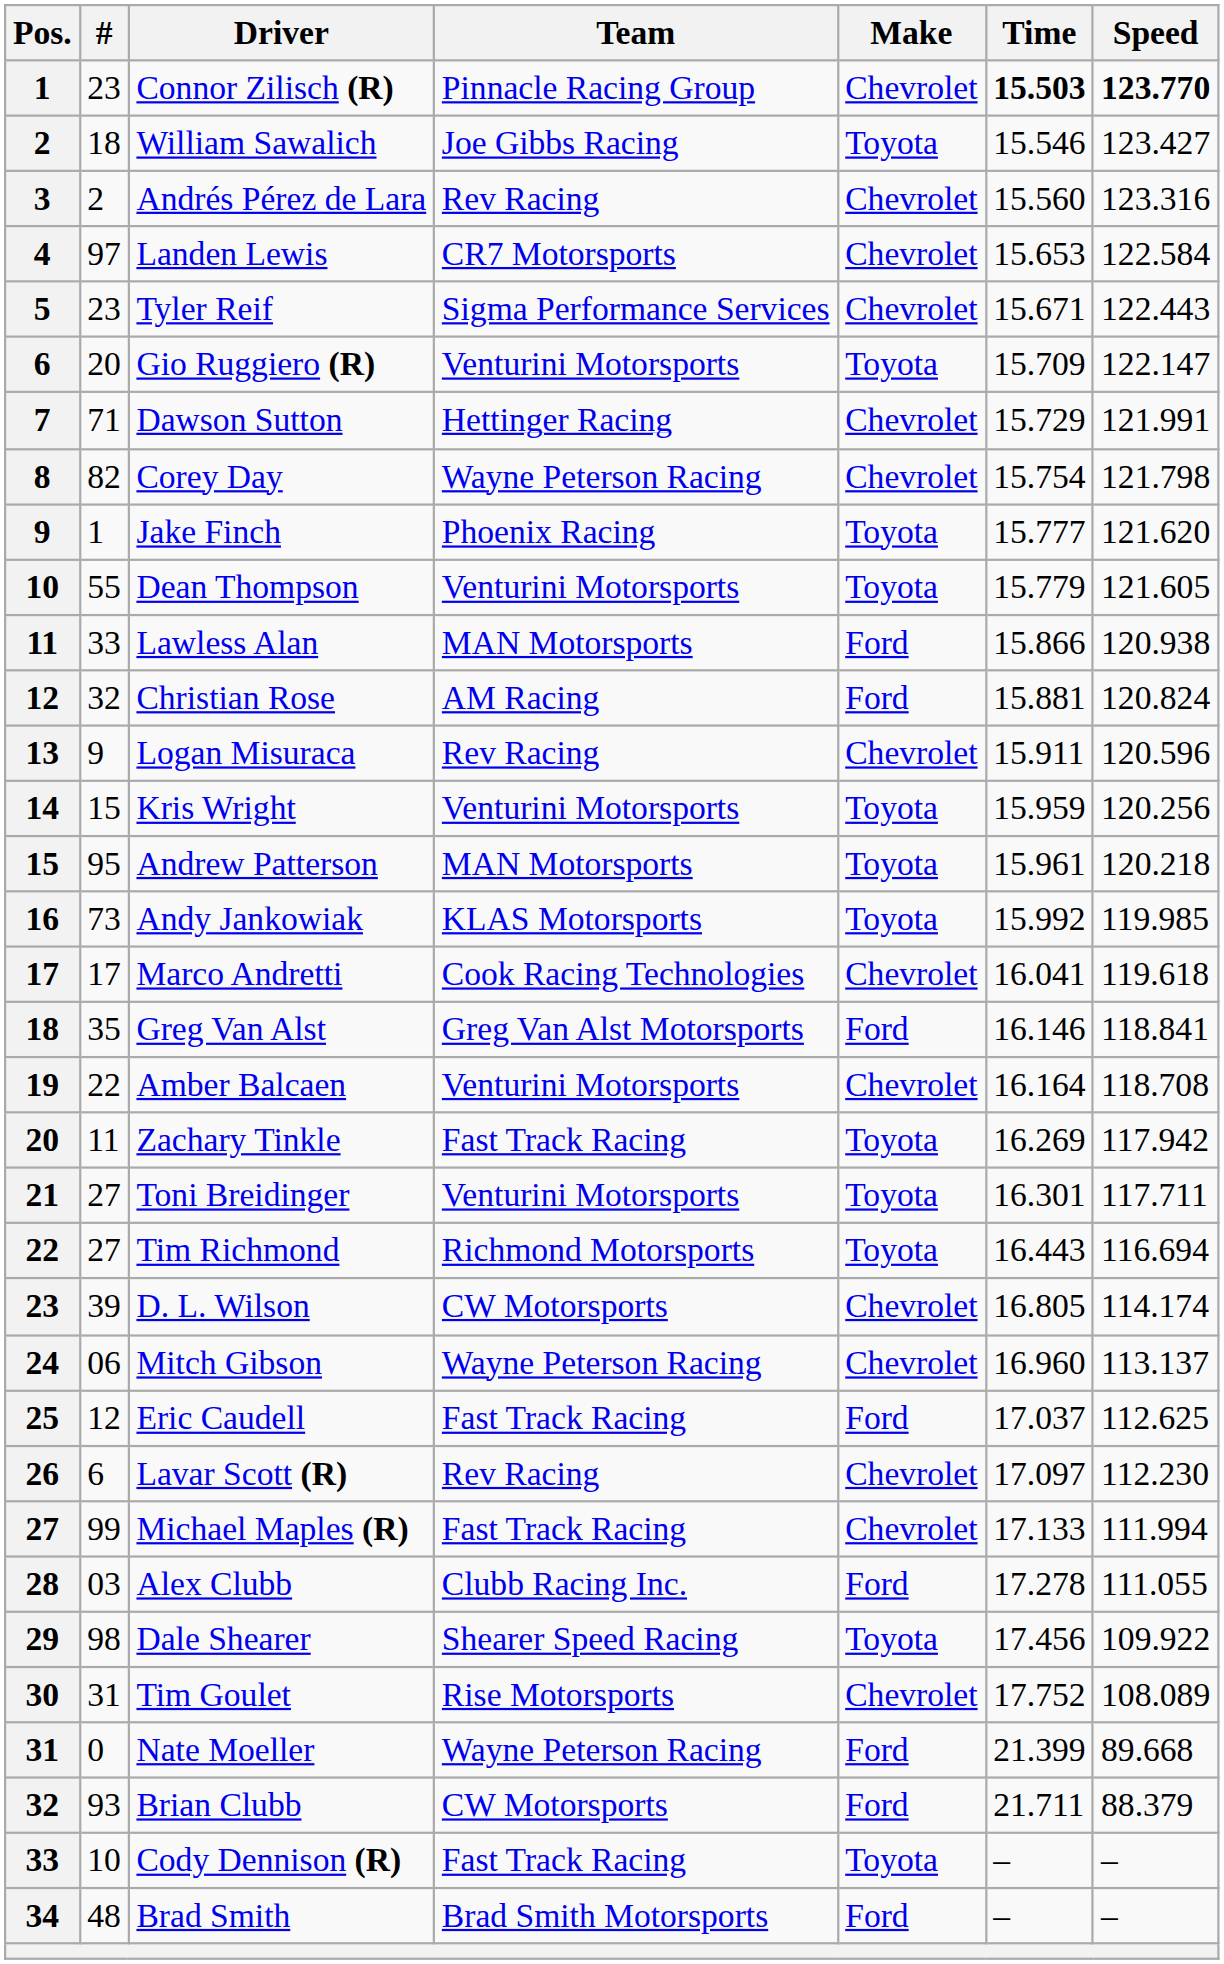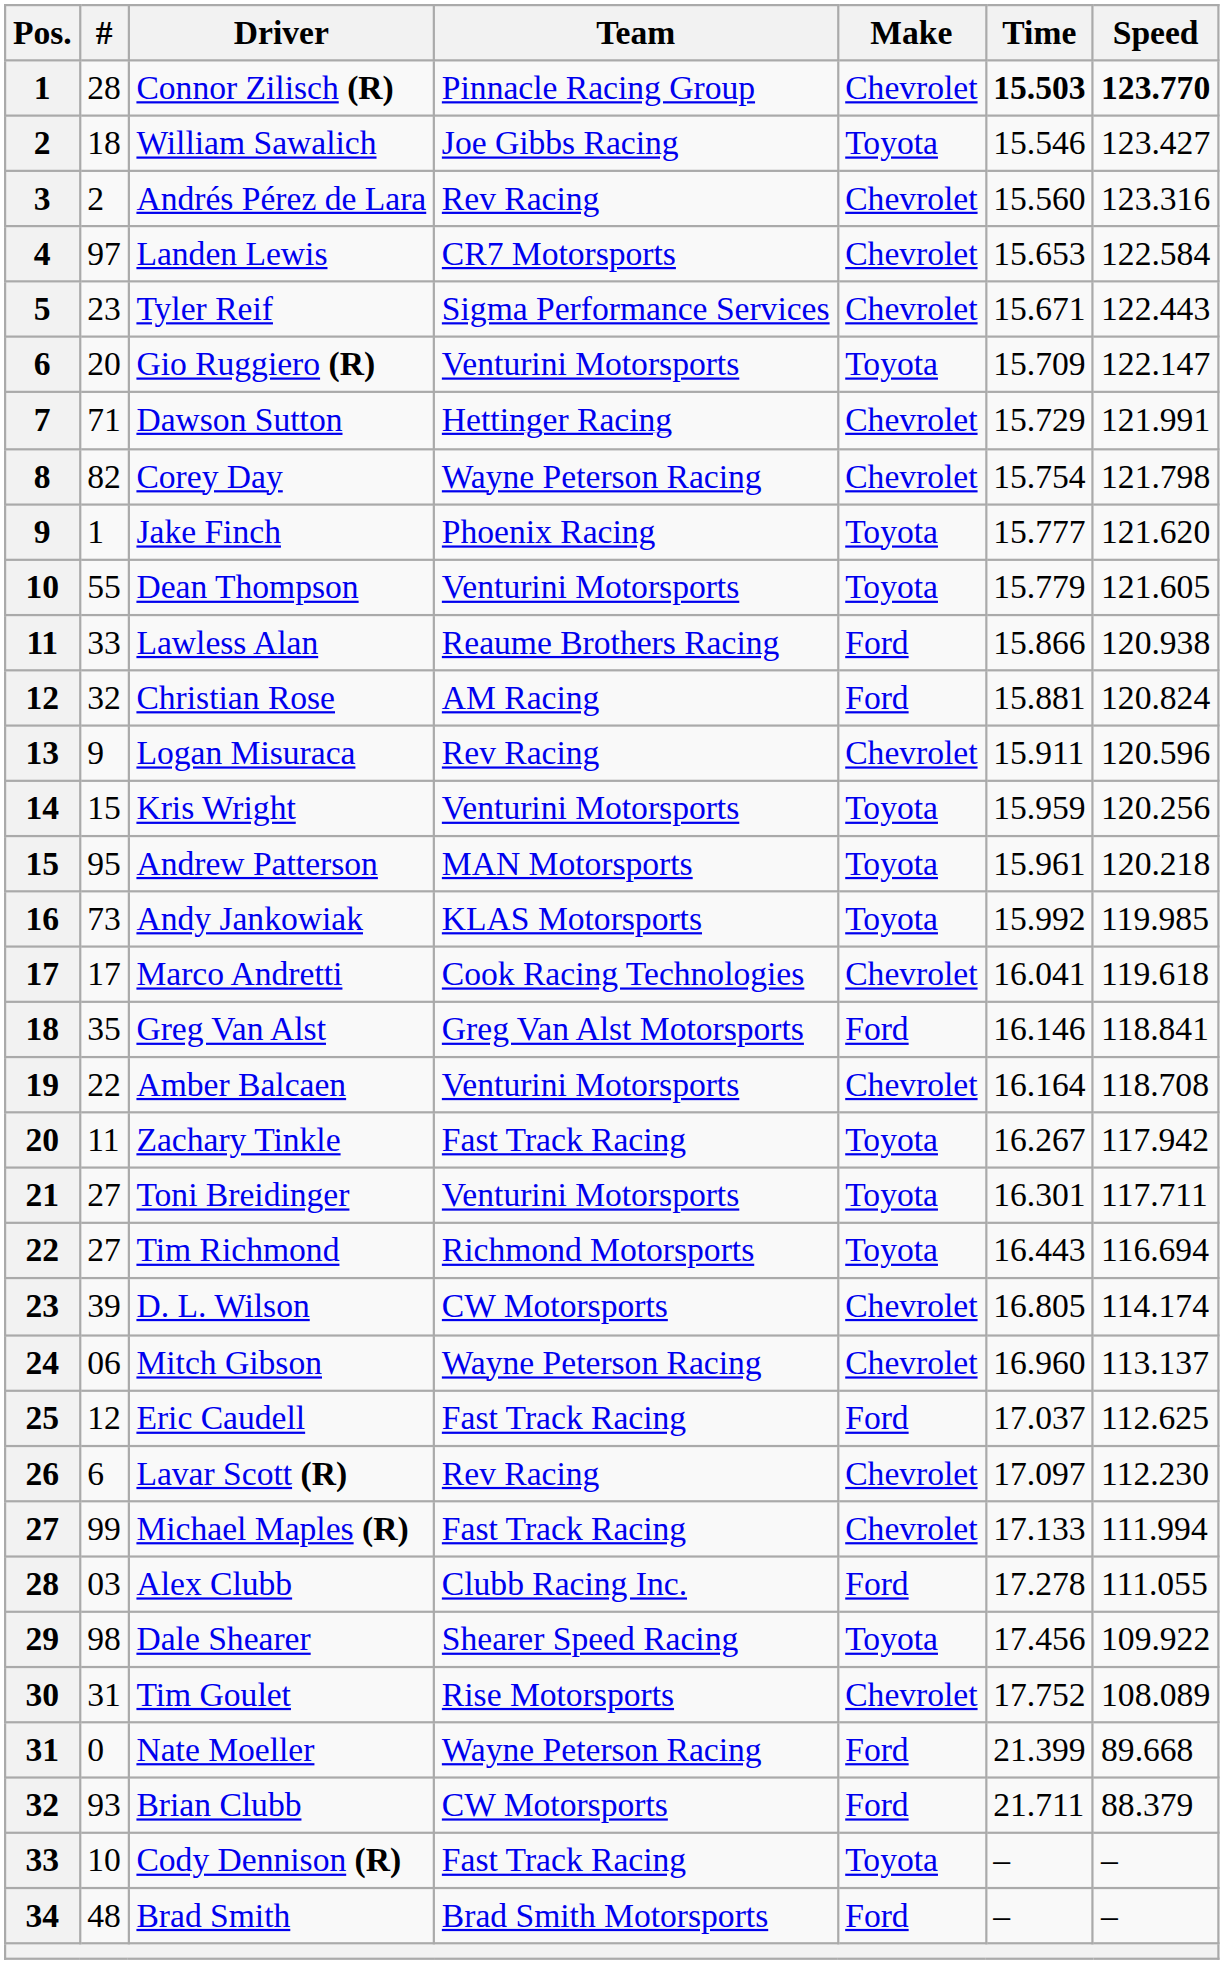(104, 87) 23 -> (104, 87) 28
(567, 641) MAN Motorsports -> (611, 641) Reaume Brothers Racing
(1039, 1140) 16.269 -> (1039, 1140) 16.267
